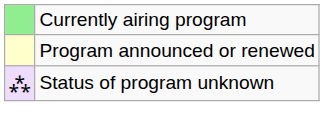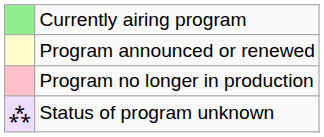+ row: (177, 80)
